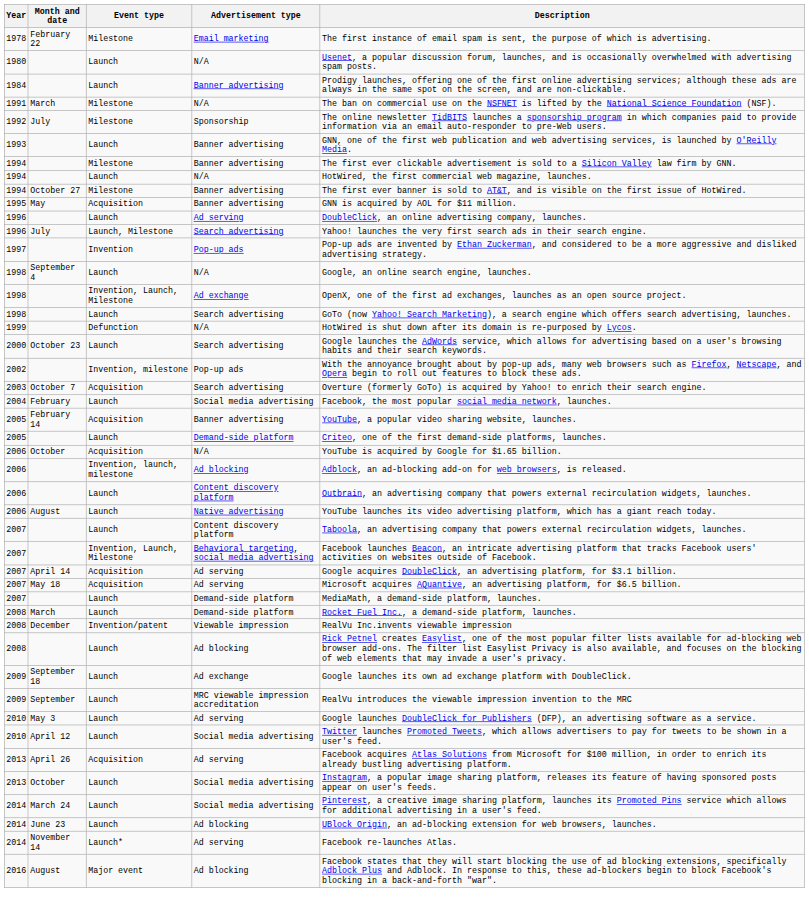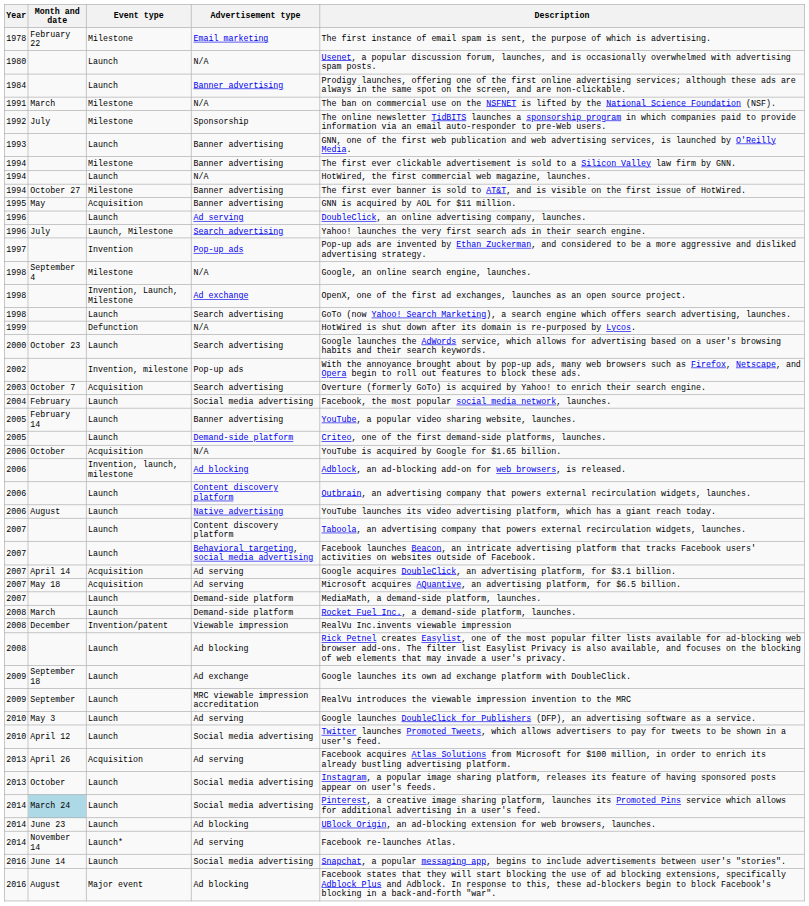(103, 273) Launch -> (111, 273) Milestone
(116, 420) Acquisition -> (103, 420) Launch
(133, 553) Invention, Launch, Milestone -> (103, 553) Launch
(50, 806) no background -> (50, 806) lightblue background
+ row: (16, 861)
